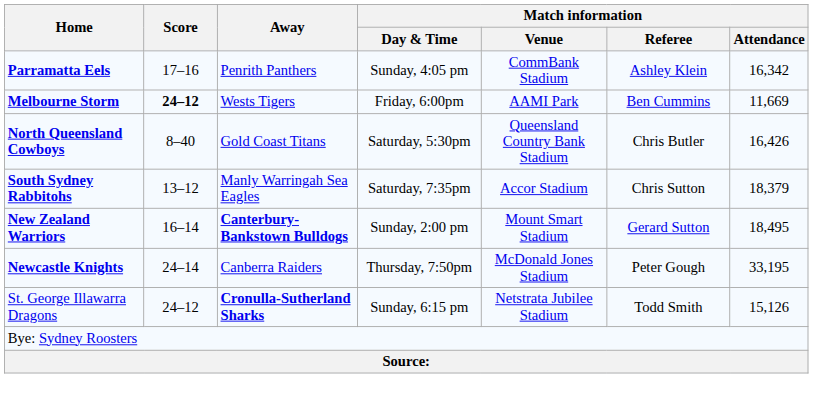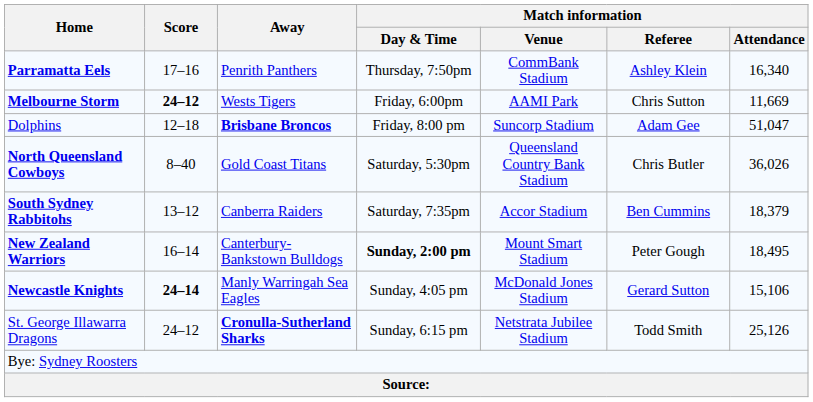(419, 70) Sunday, 4:05 pm -> (419, 70) Thursday, 7:50pm
(769, 70) 16,342 -> (769, 70) 16,340
(668, 101) Ben Cummins -> (668, 101) Chris Sutton
+ row: (35, 124)
(769, 141) 16,426 -> (769, 164) 36,026
(284, 188) Manly Warringah Sea Eagles -> (272, 211) Canberra Raiders
(668, 188) Chris Sutton -> (668, 211) Ben Cummins
(284, 228) bold -> (282, 251) normal
(419, 228) normal -> (419, 251) bold
(668, 228) Gerard Sutton -> (668, 251) Peter Gough
(181, 267) normal -> (181, 290) bold
(271, 267) Canberra Raiders -> (285, 290) Manly Warringah Sea Eagles
(419, 267) Thursday, 7:50pm -> (419, 290) Sunday, 4:05 pm
(668, 267) Peter Gough -> (668, 290) Gerard Sutton
(769, 267) 33,195 -> (769, 290) 15,106
(769, 307) 15,126 -> (769, 330) 25,126
